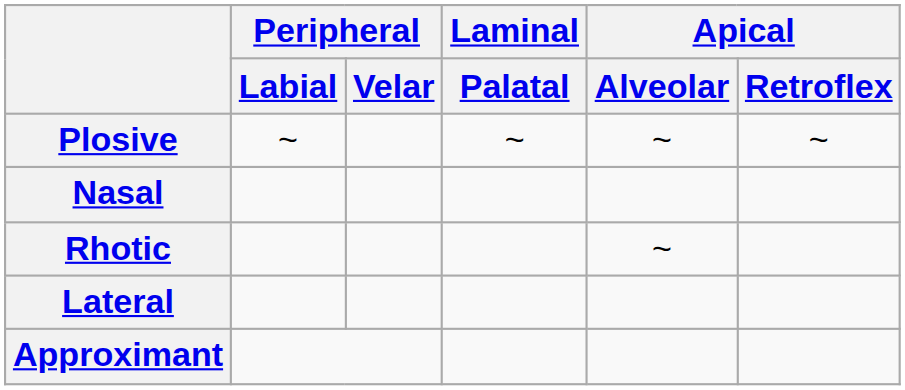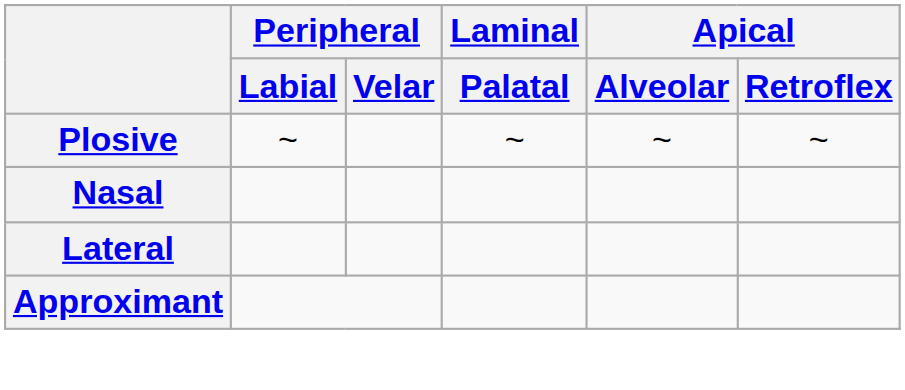- row: (118, 247)
